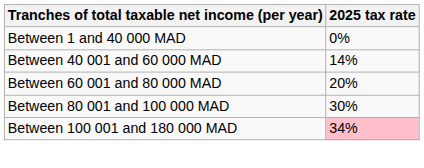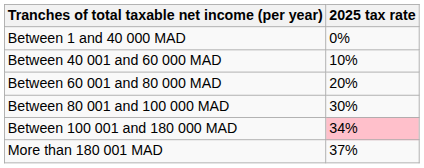(344, 60) 14% -> (344, 60) 10%
+ row: (85, 151)
